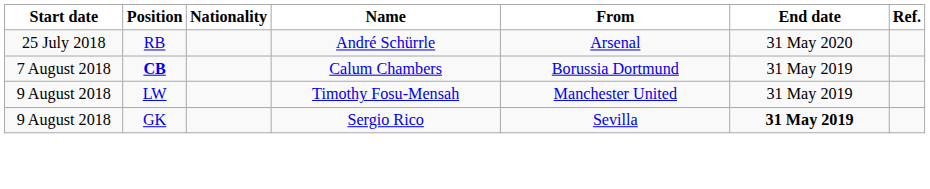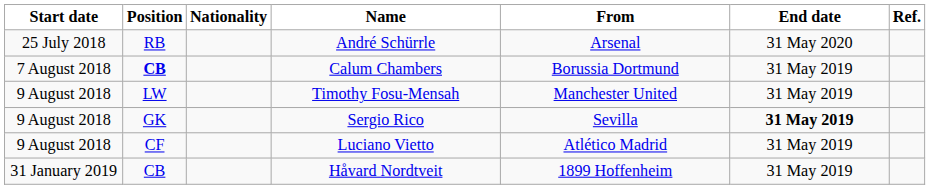+ row: (386, 145)
+ row: (386, 171)
